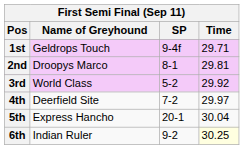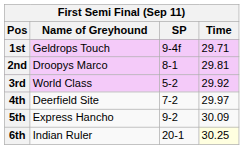(173, 118) 20-1 -> (170, 118) 9-2
(215, 118) 30.04 -> (215, 118) 30.09
(170, 135) 9-2 -> (173, 135) 20-1
